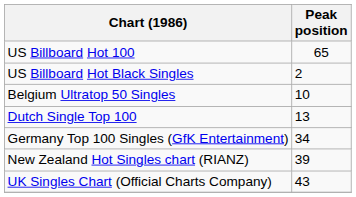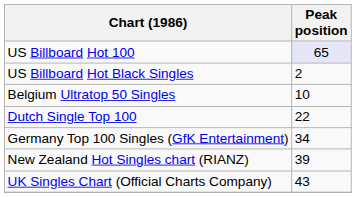(321, 52) no background -> (321, 52) lavender background
(302, 116) 13 -> (302, 116) 22
